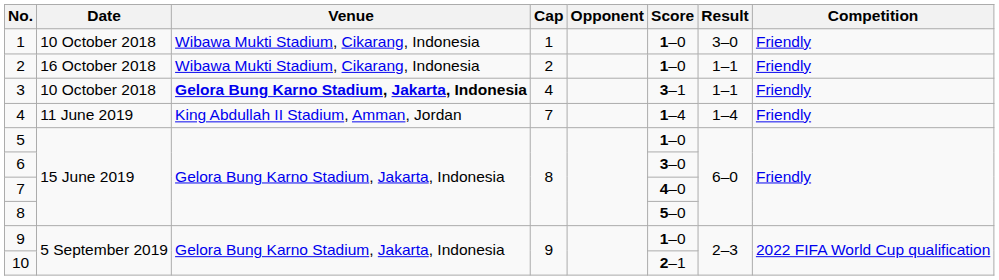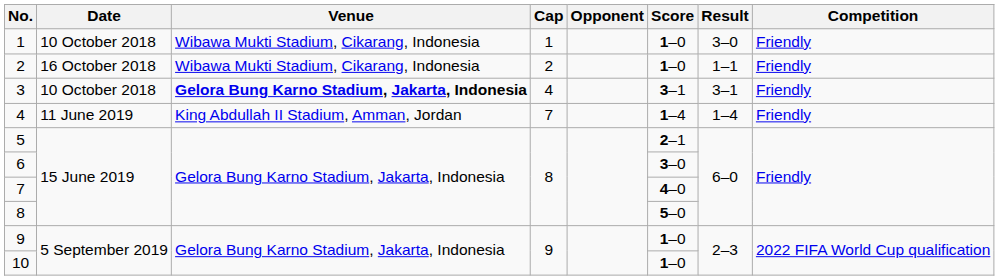(725, 90) 1–1 -> (725, 90) 3–1
(673, 139) 1–0 -> (673, 139) 2–1
(673, 262) 2–1 -> (673, 262) 1–0
